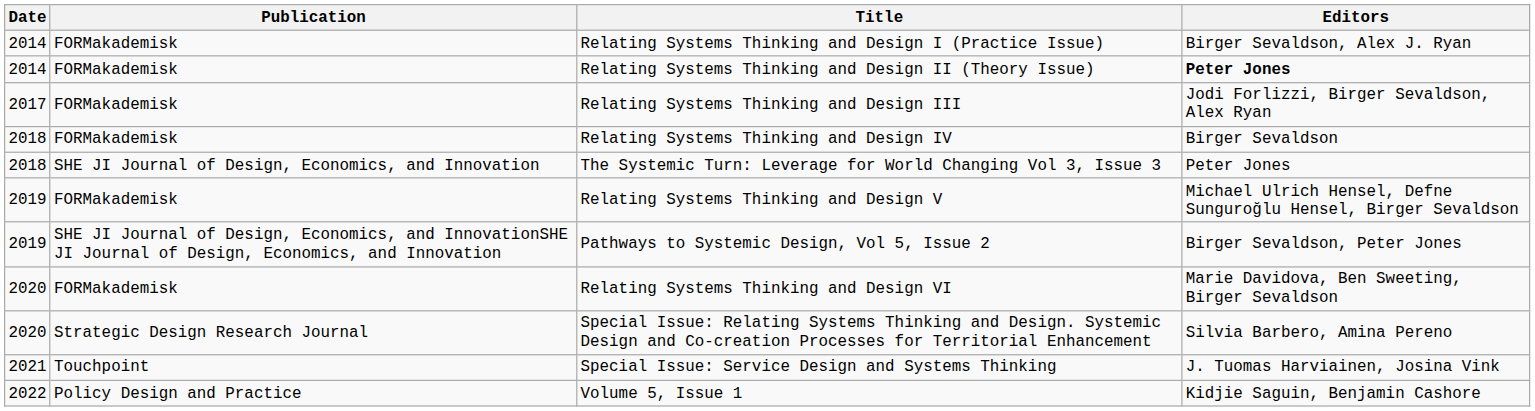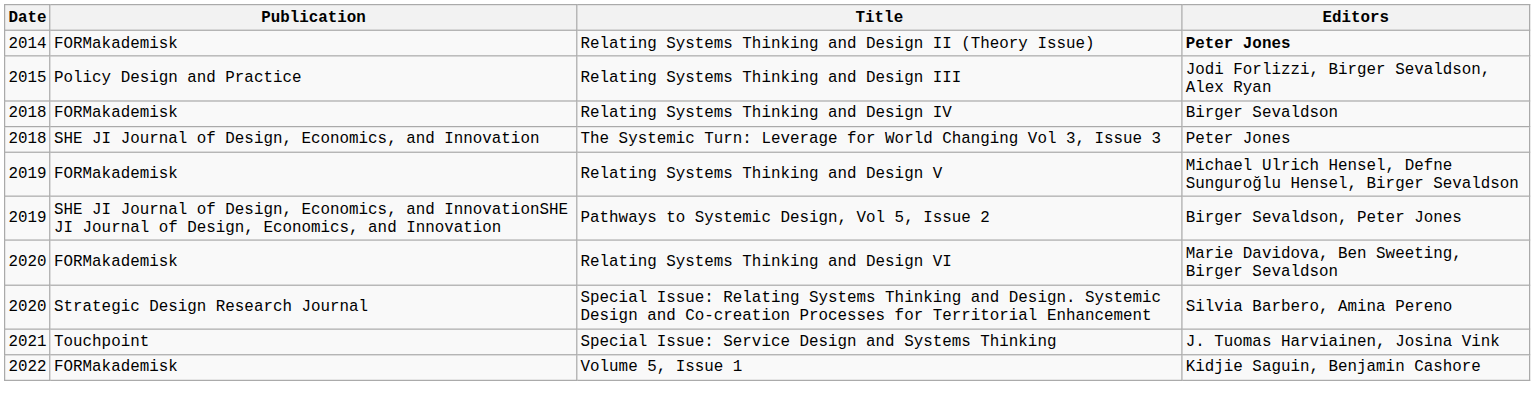- row: (842, 43)
(27, 104) 2017 -> (27, 78) 2015
(116, 104) FORMakademisk -> (178, 78) Policy Design and Practice
(178, 393) Policy Design and Practice -> (116, 368) FORMakademisk
